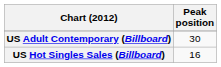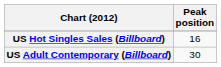rows swapped: (89, 39) <-> (89, 54)
